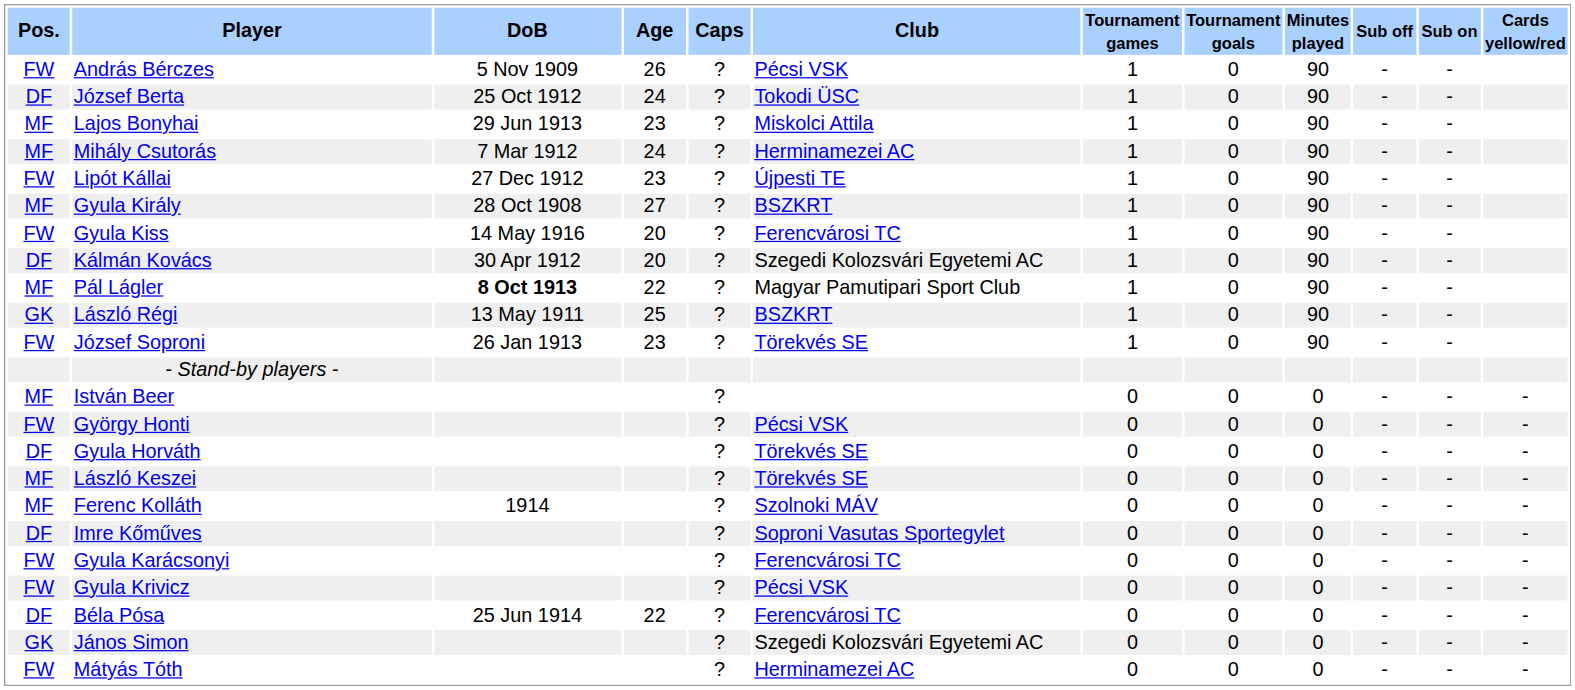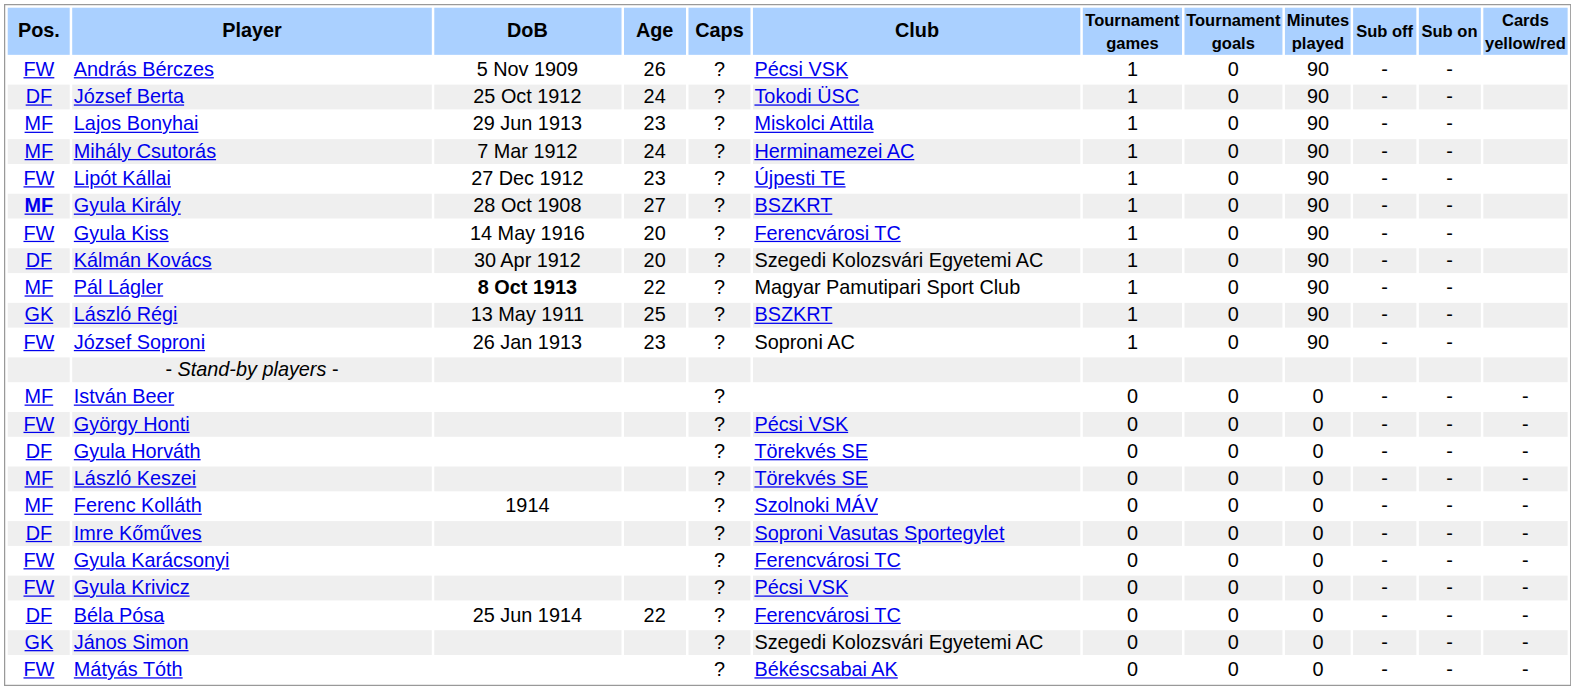(39, 206) normal -> (39, 206) bold
(811, 342) Törekvés SE -> (805, 342) Soproni AC
(834, 669) Herminamezei AC -> (826, 669) Békéscsabai AK
